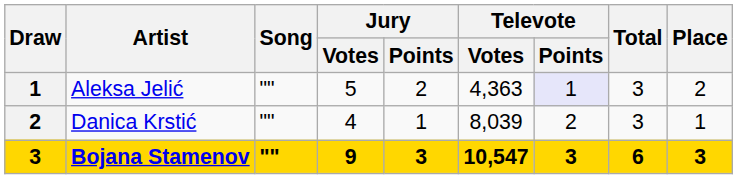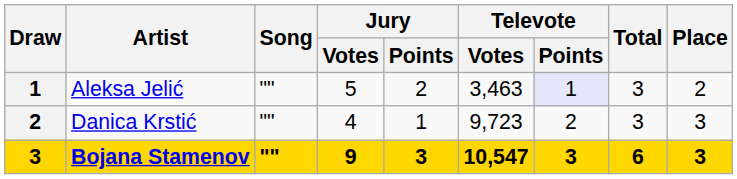(496, 88) 4,363 -> (496, 88) 3,463
(496, 122) 8,039 -> (496, 122) 9,723
(700, 122) 1 -> (700, 122) 3
